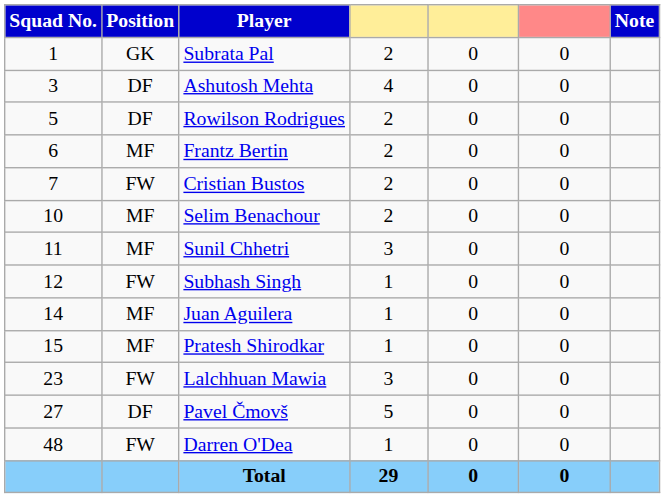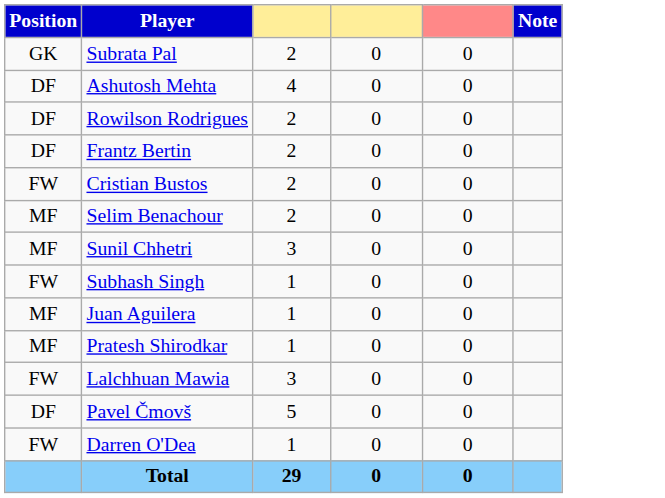- column: (53, 21)
(140, 151) MF -> (43, 151) DF
